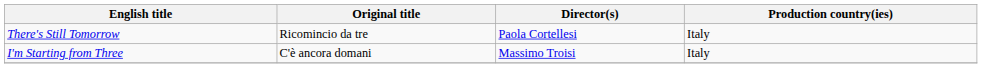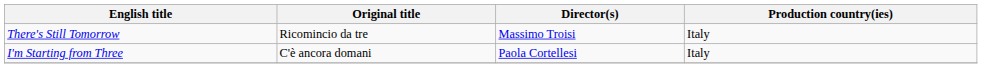(538, 33) Paola Cortellesi -> (537, 33) Massimo Troisi
(537, 53) Massimo Troisi -> (538, 53) Paola Cortellesi
